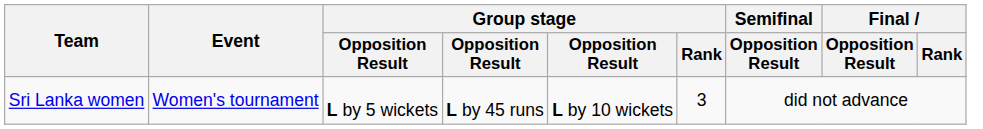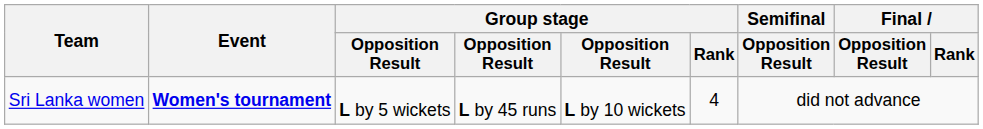(236, 101) normal -> (242, 101) bold
(702, 101) 3 -> (714, 101) 4
